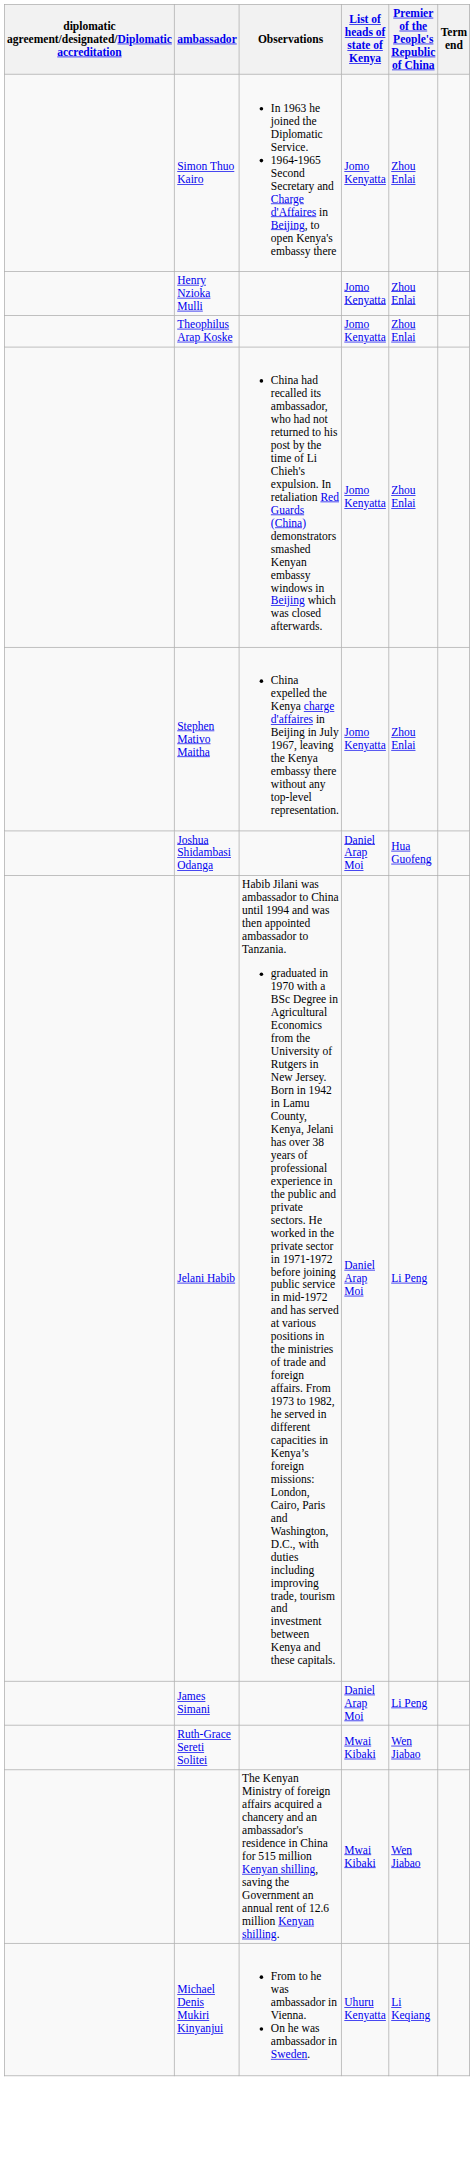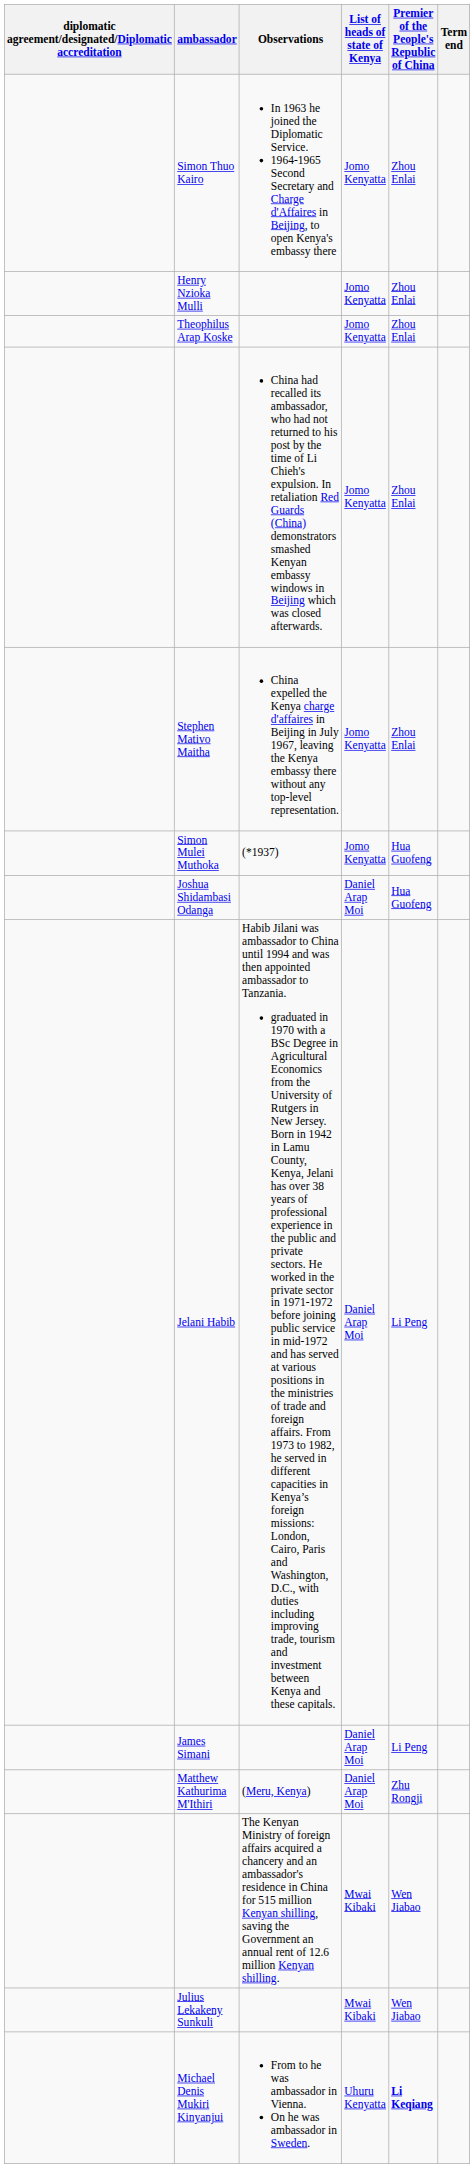+ row: (198, 853)
+ row: (202, 1791)
- row: (204, 1747)
+ row: (200, 2009)
(411, 2009) normal -> (412, 2097) bold
